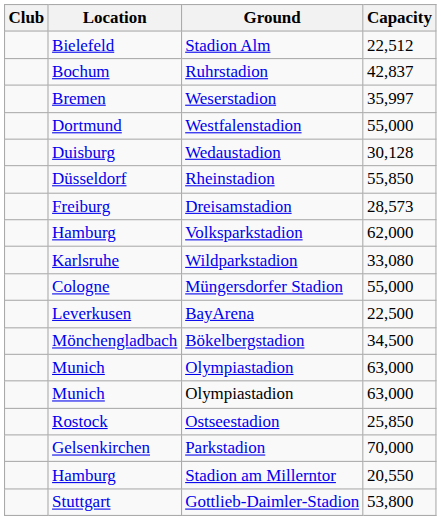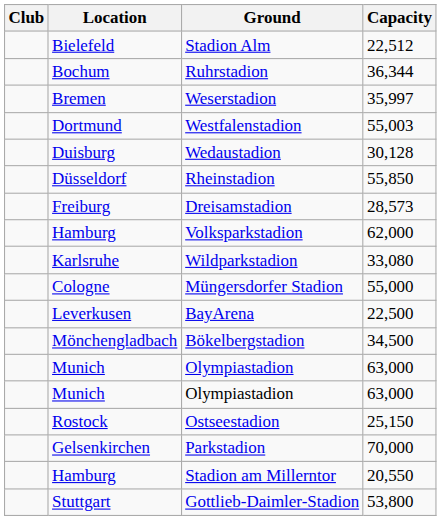(390, 71) 42,837 -> (390, 71) 36,344
(390, 125) 55,000 -> (390, 125) 55,003
(390, 421) 25,850 -> (390, 421) 25,150
